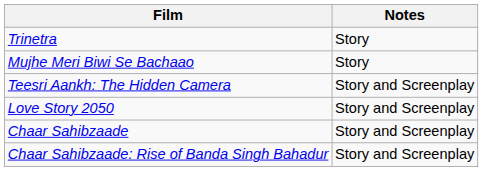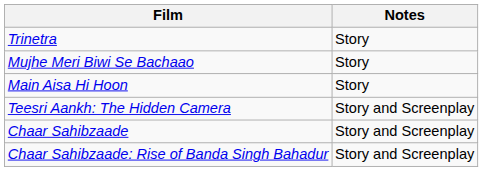+ row: (68, 85)
- row: (61, 108)
